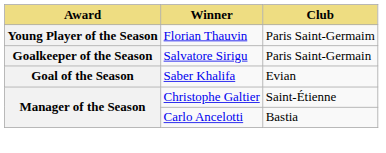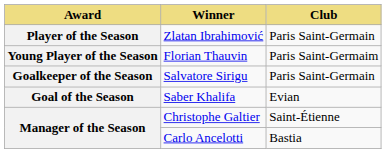+ row: (213, 35)
